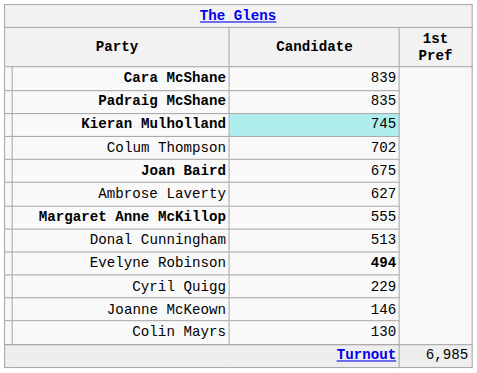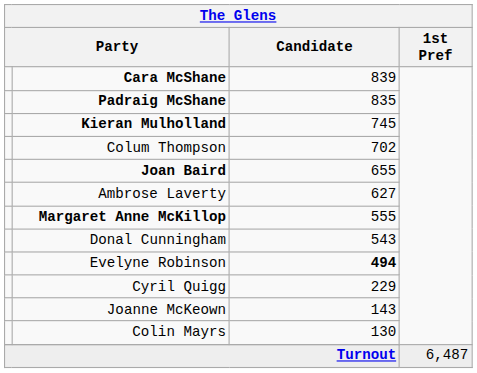(383, 125) paleturquoise background -> (383, 125) no background
(383, 171) 675 -> (383, 171) 655
(383, 240) 513 -> (383, 240) 543
(383, 310) 146 -> (383, 310) 143
(447, 356) 6,985 -> (447, 356) 6,487
